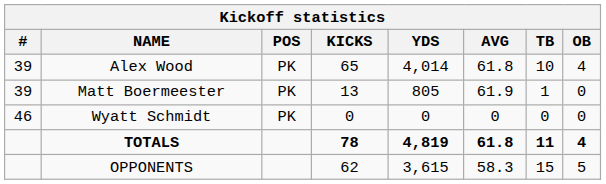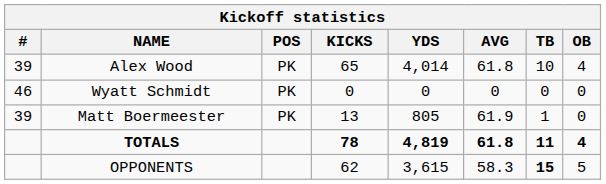rows swapped: (151, 92) <-> (151, 117)
(545, 167) normal -> (545, 167) bold
